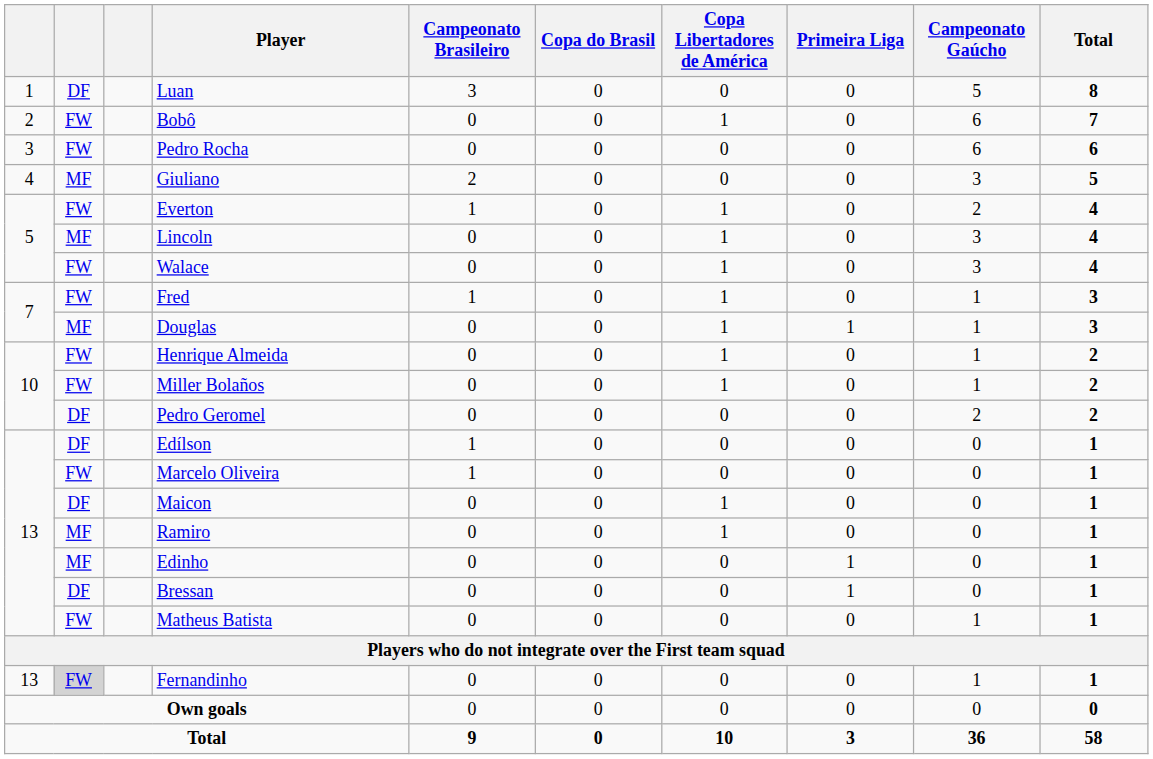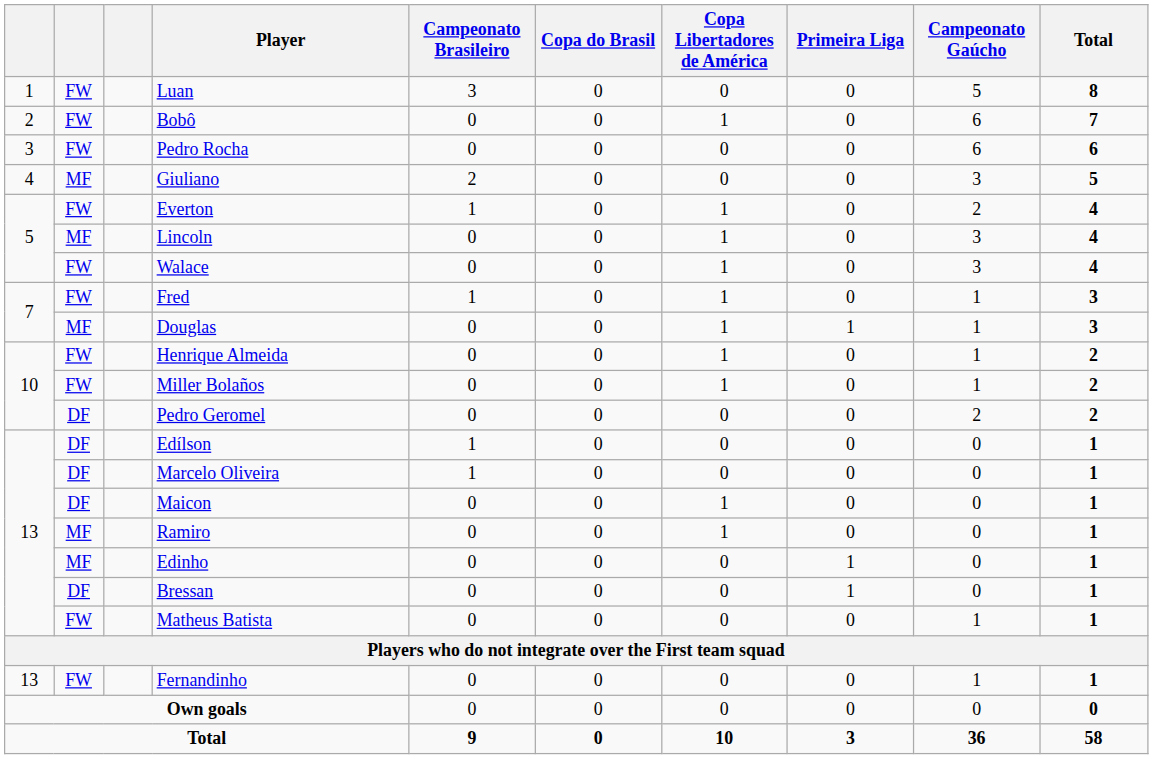(79, 91) DF -> (79, 91) FW
(79, 474) FW -> (79, 474) DF
(79, 680) lightgrey background -> (79, 680) no background
